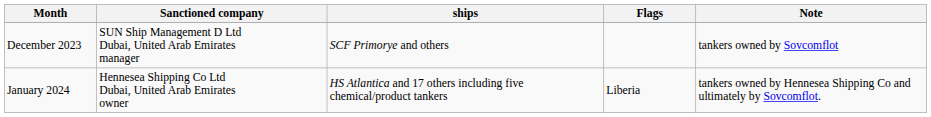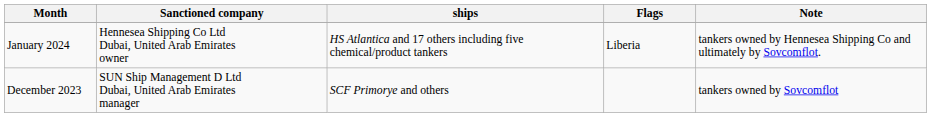rows swapped: (44, 45) <-> (38, 90)
